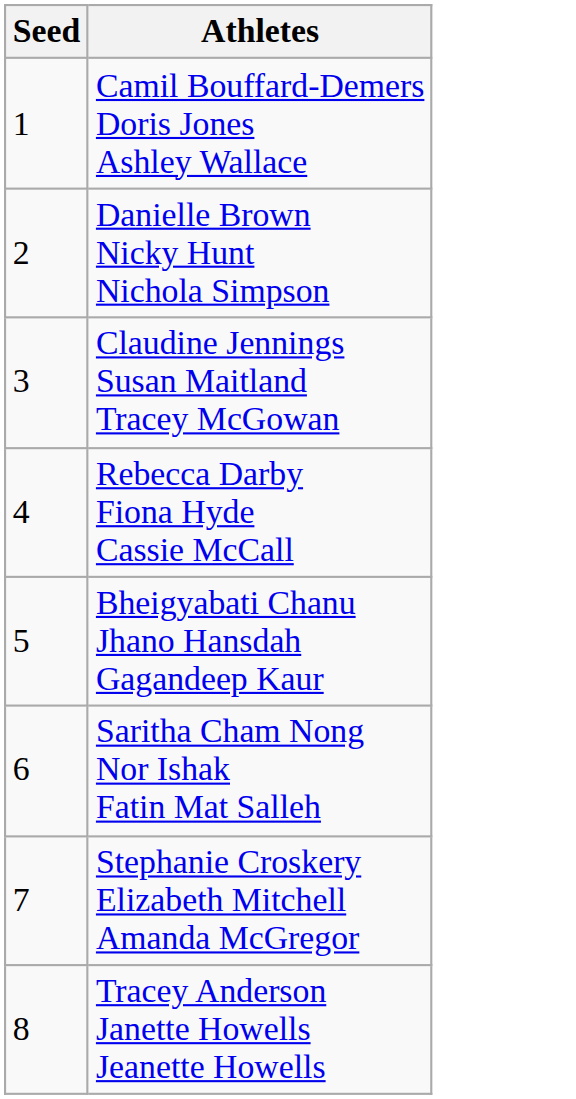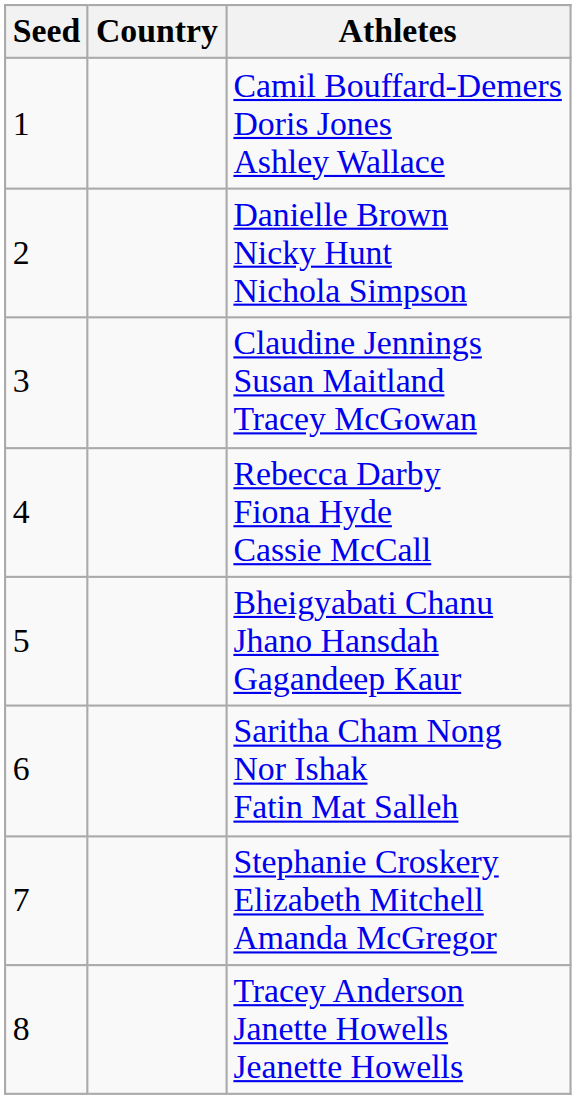+ column: (157, 31)
